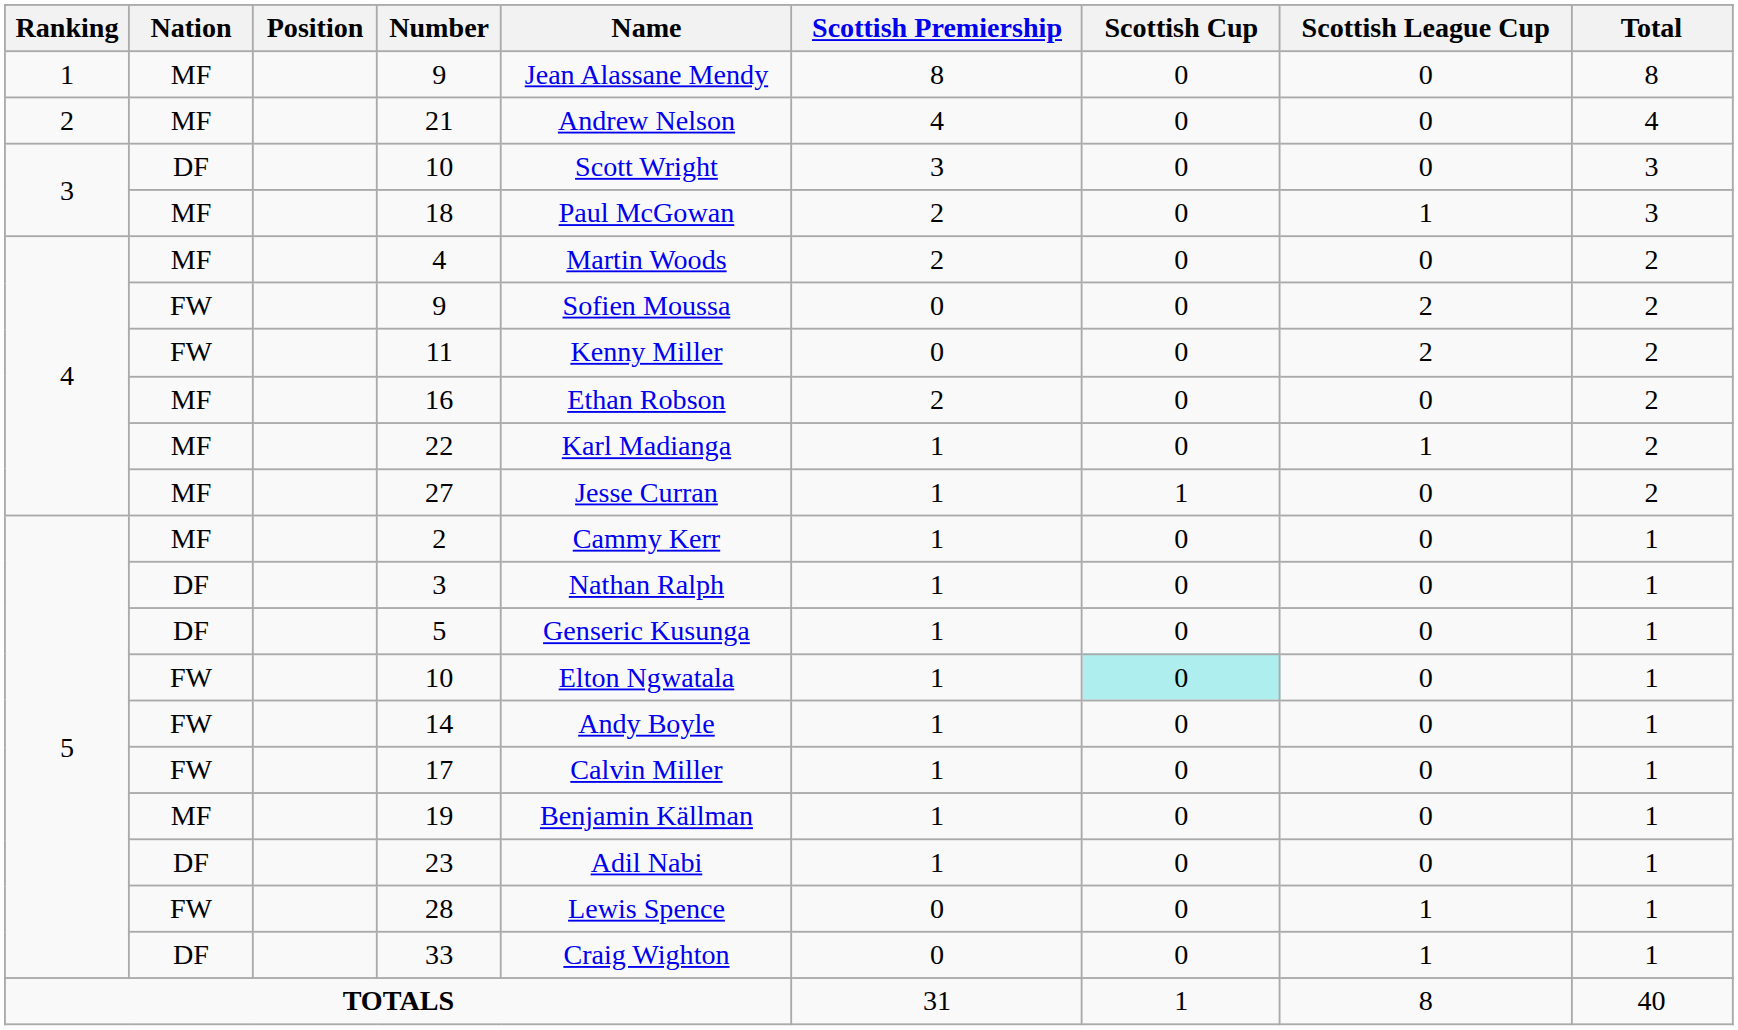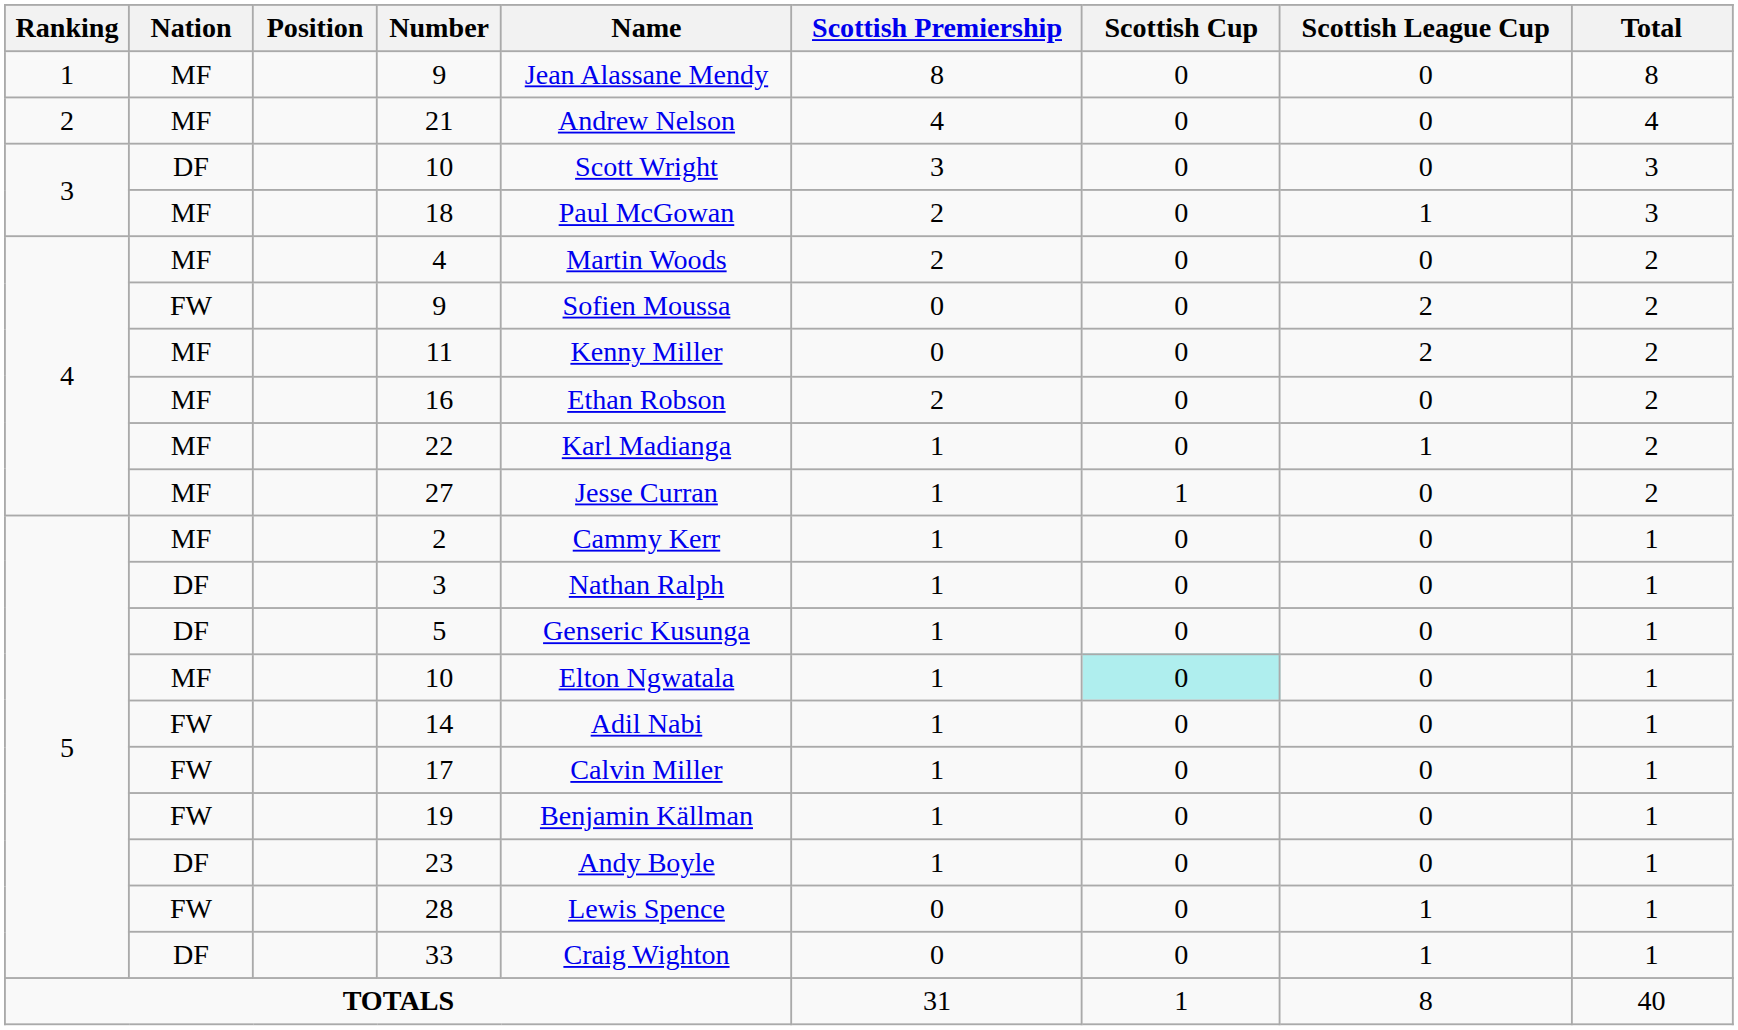(191, 352) FW -> (191, 352) MF
(191, 676) FW -> (191, 676) MF
(646, 723) Andy Boyle -> (646, 723) Adil Nabi
(191, 816) MF -> (191, 816) FW
(646, 862) Adil Nabi -> (646, 862) Andy Boyle
